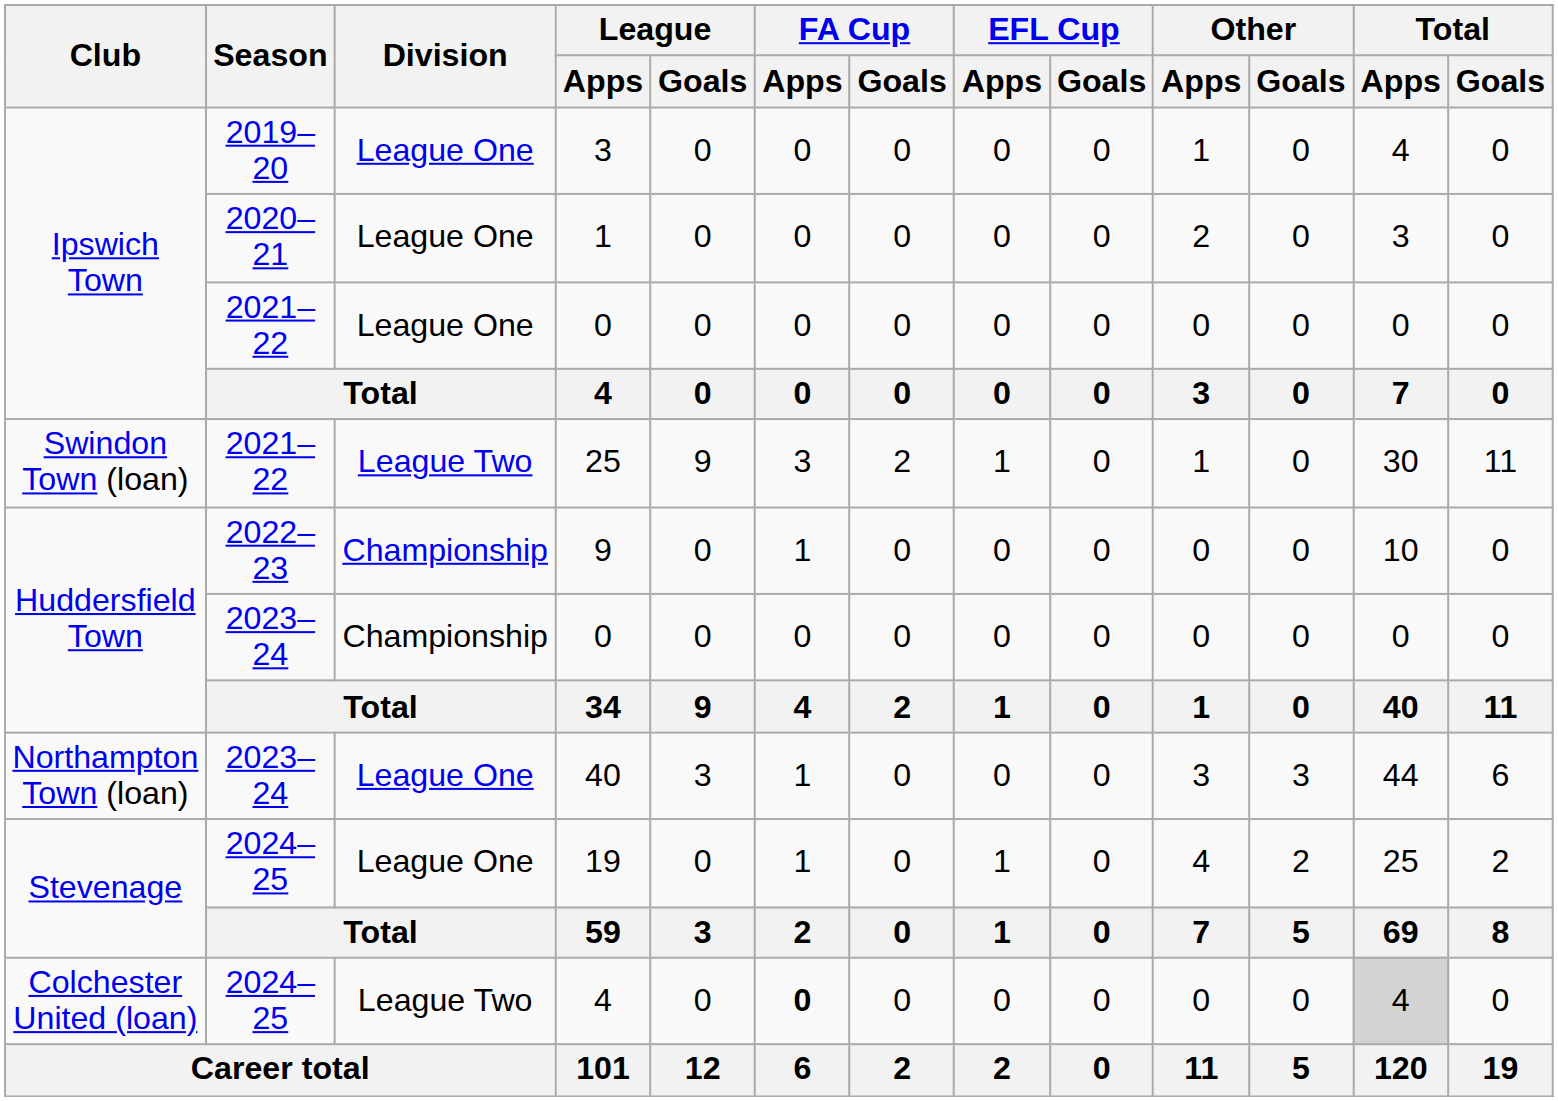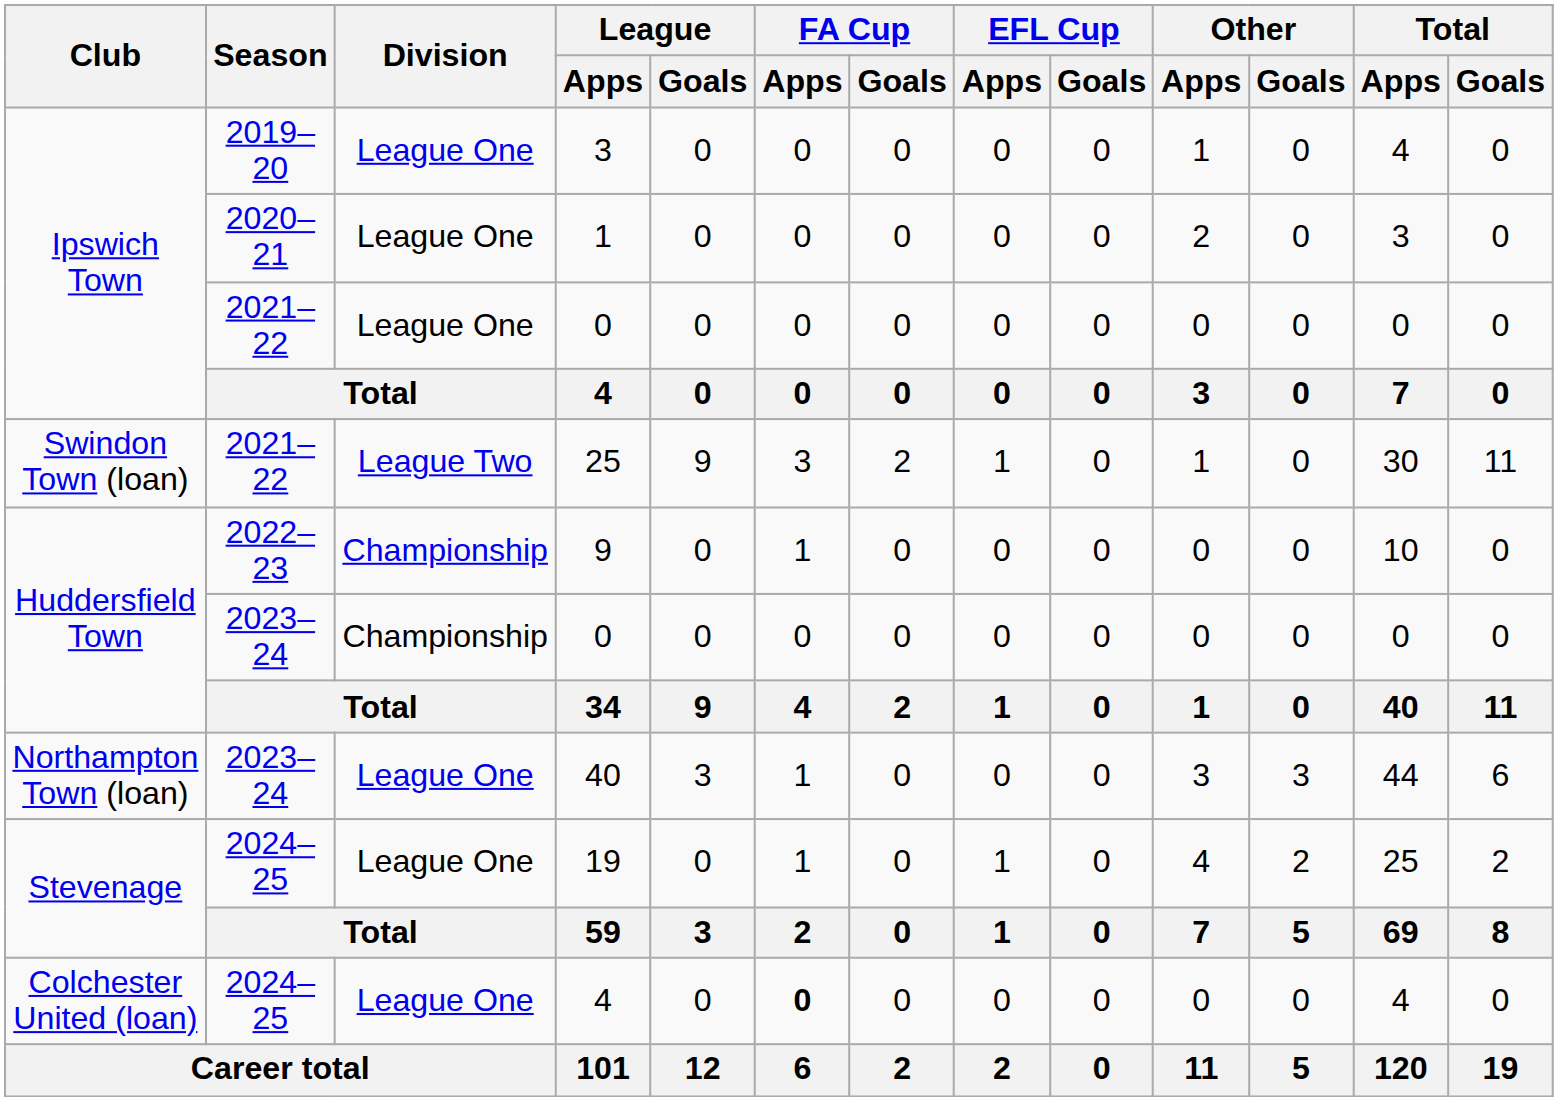(445, 1000) League Two -> (445, 1000) League One
(1401, 1000) lightgrey background -> (1401, 1000) no background
